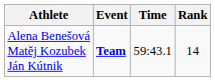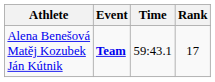(193, 51) 14 -> (193, 51) 17
